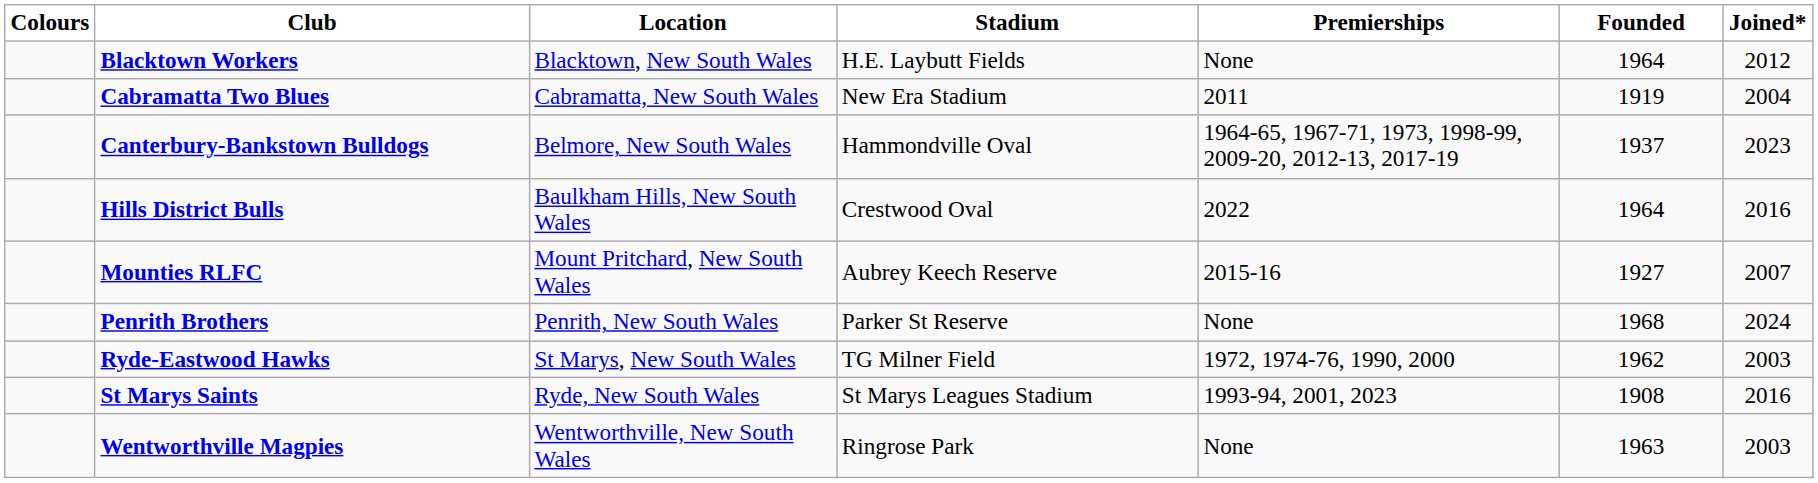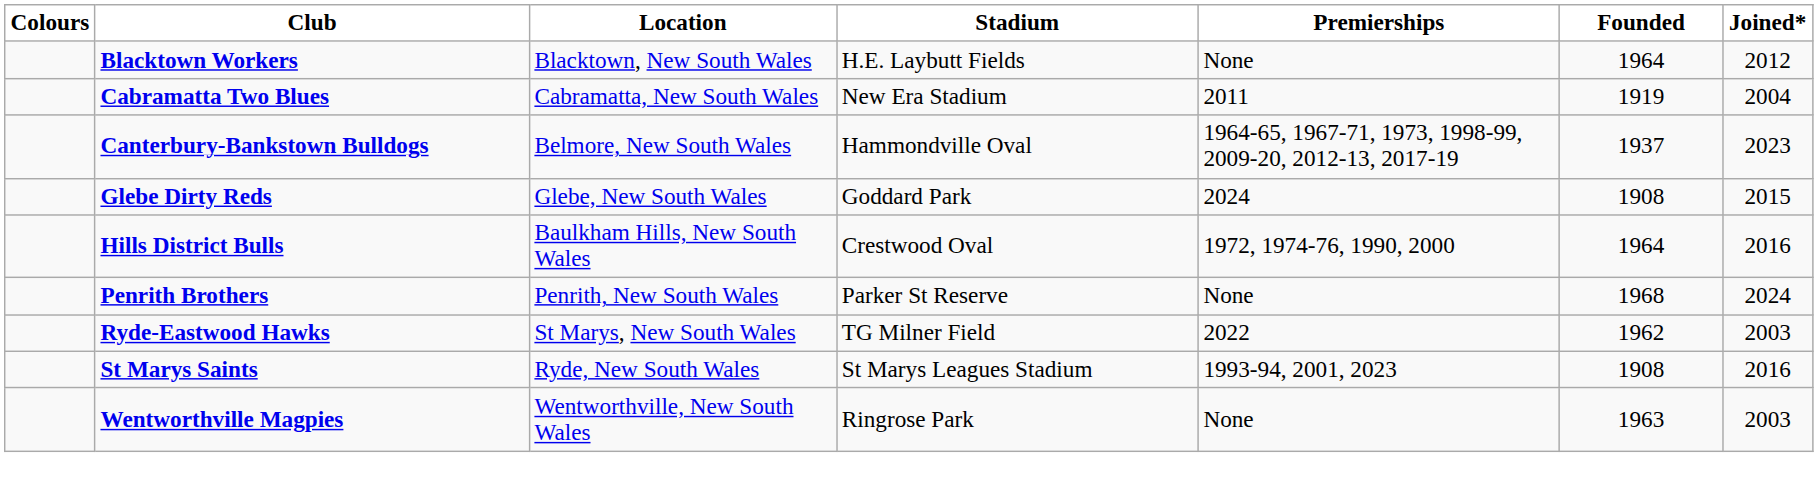+ row: (186, 196)
(1227, 209) 2022 -> (1329, 246) 1972, 1974-76, 1990, 2000
- row: (181, 272)
(1329, 358) 1972, 1974-76, 1990, 2000 -> (1227, 332) 2022
